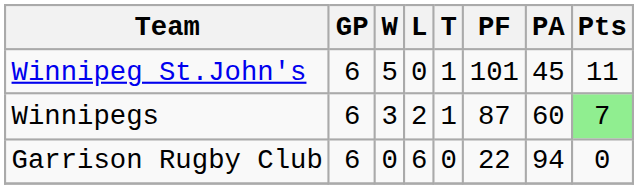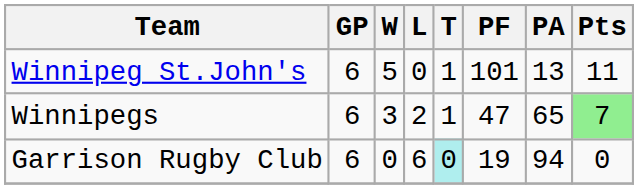(548, 72) 45 -> (548, 72) 13
(494, 116) 87 -> (494, 116) 47
(548, 116) 60 -> (548, 116) 65
(449, 161) no background -> (449, 161) paleturquoise background
(494, 161) 22 -> (494, 161) 19
